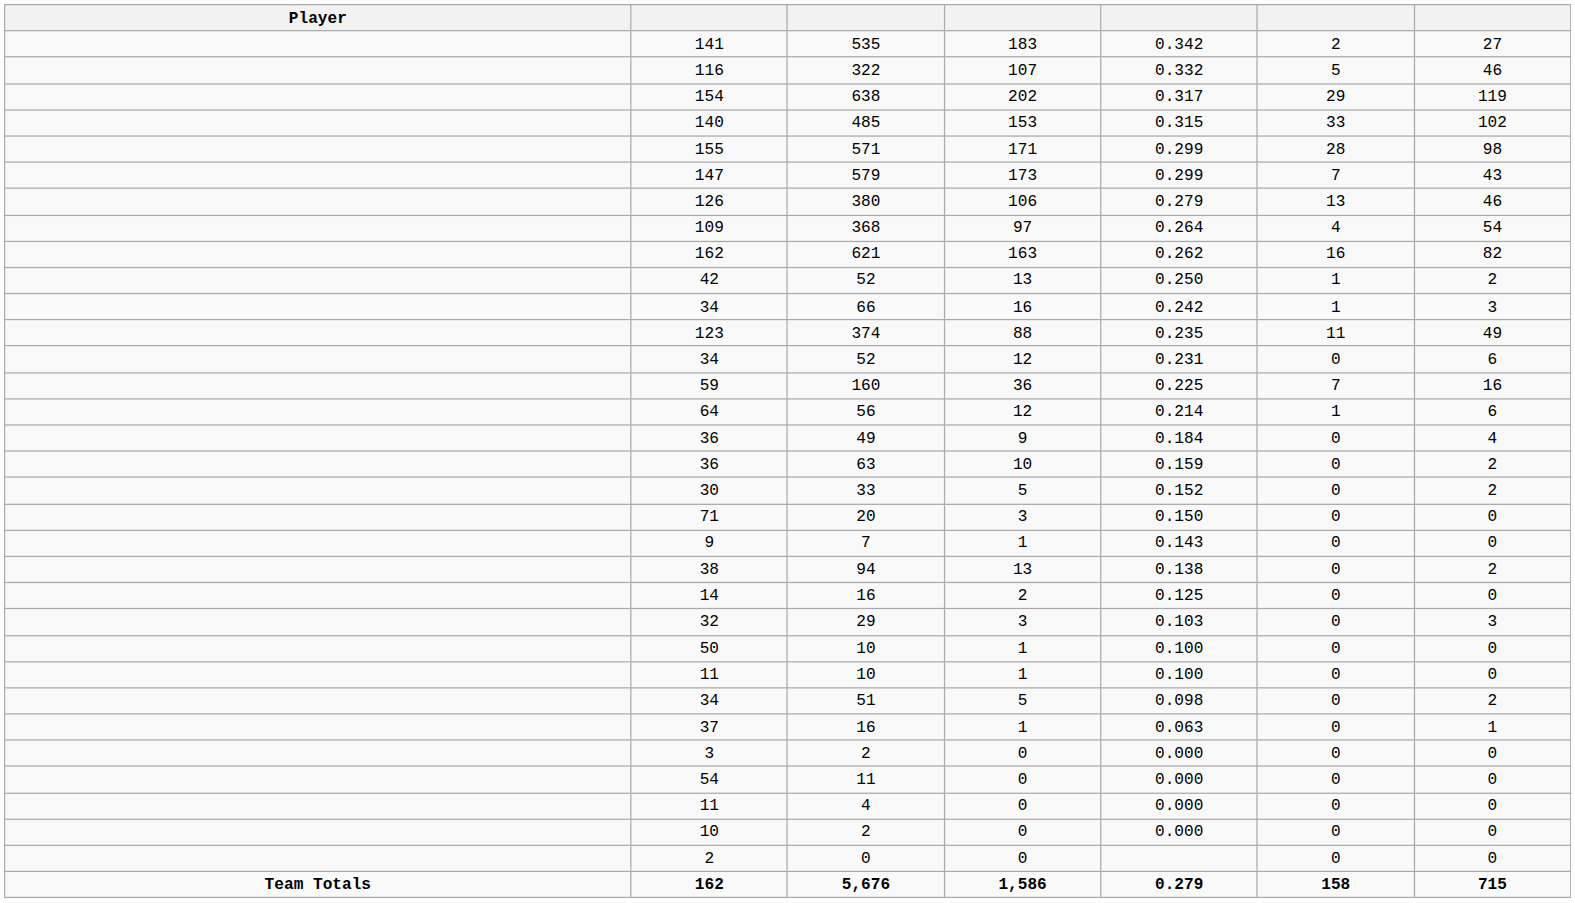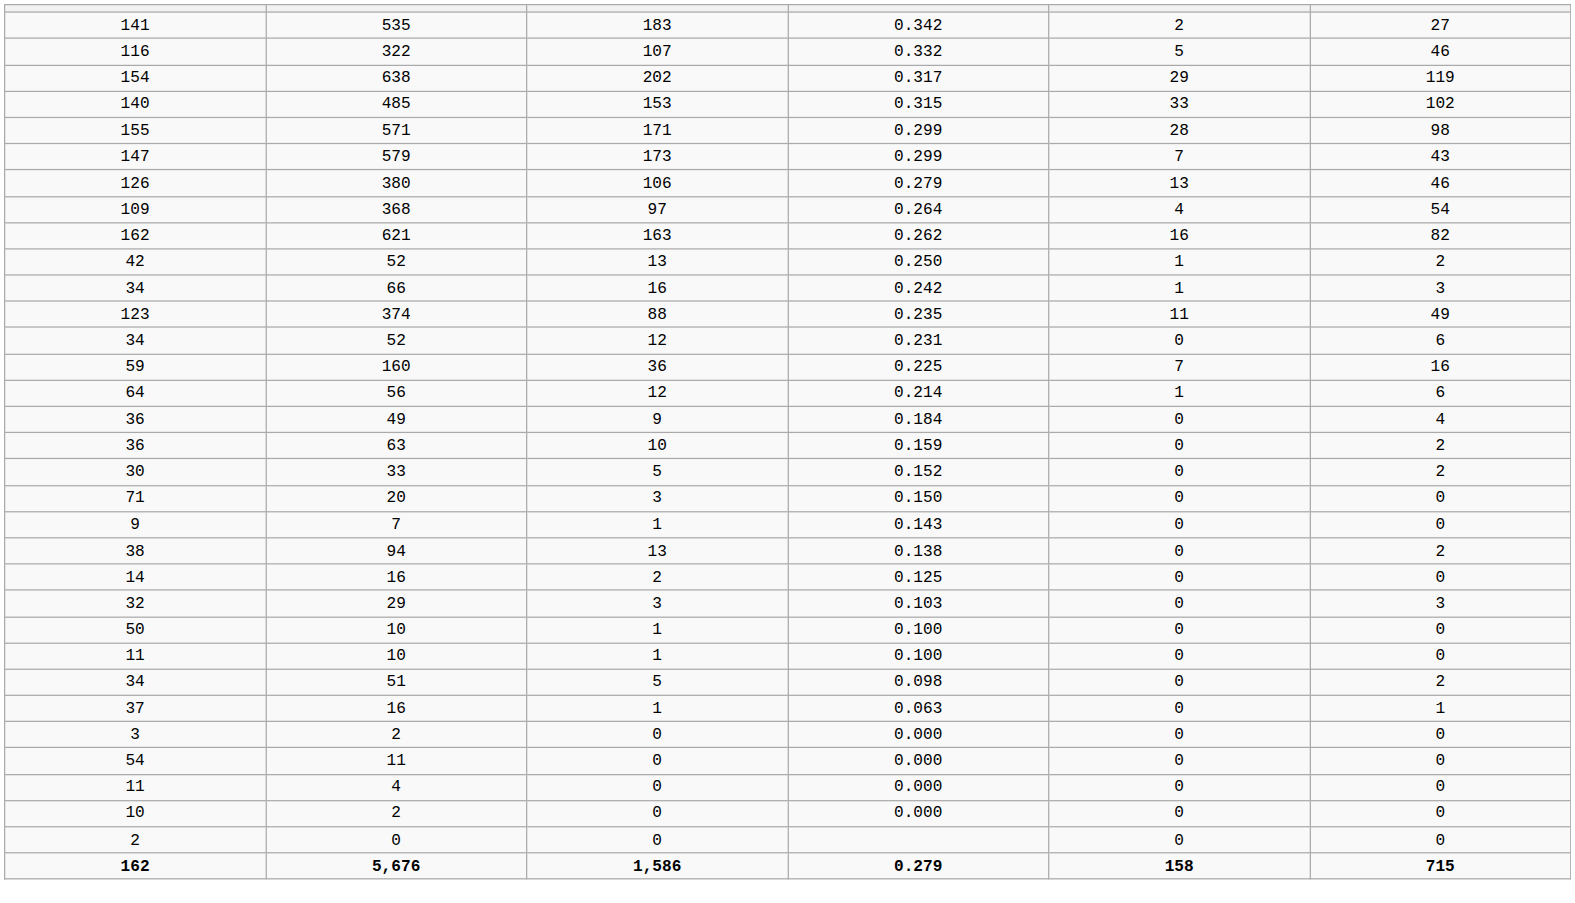- column: (318, 18)
